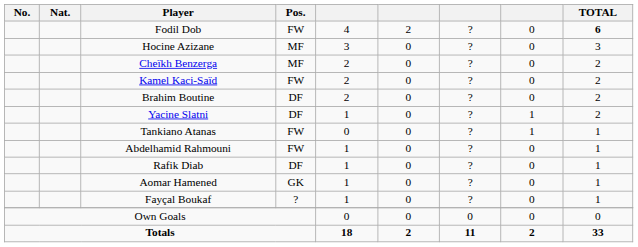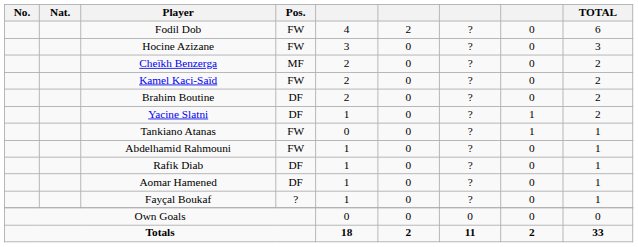(598, 29) bold -> (598, 29) normal
(296, 46) MF -> (296, 46) FW
(296, 182) GK -> (296, 182) DF
